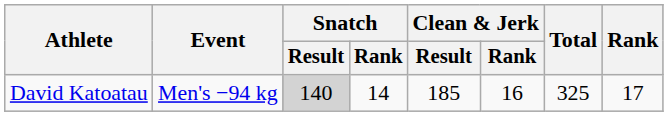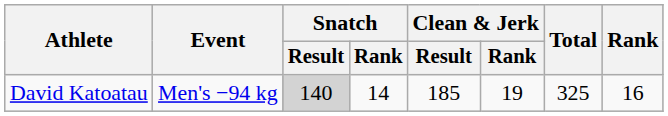(512, 93) 16 -> (512, 93) 19
(633, 93) 17 -> (633, 93) 16
